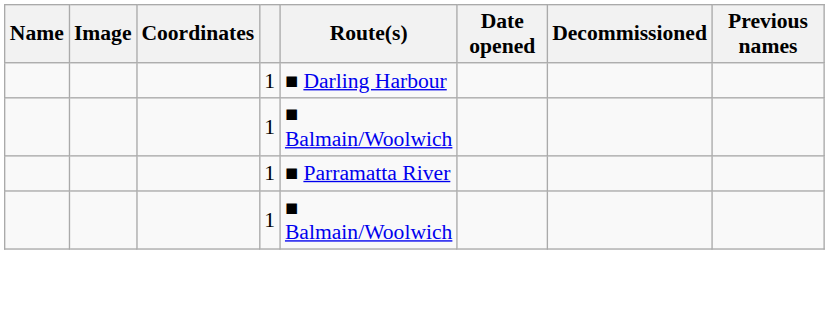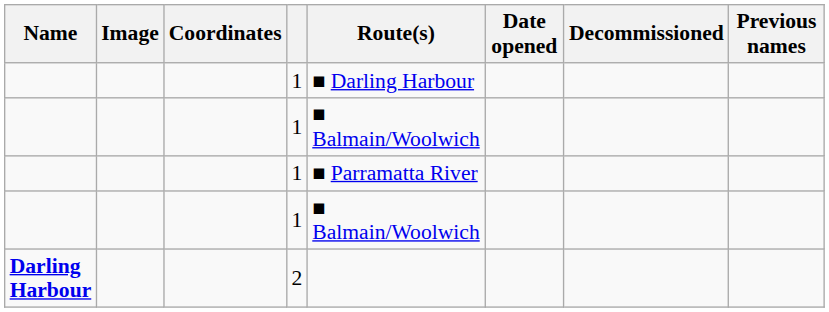+ row: (50, 277)
